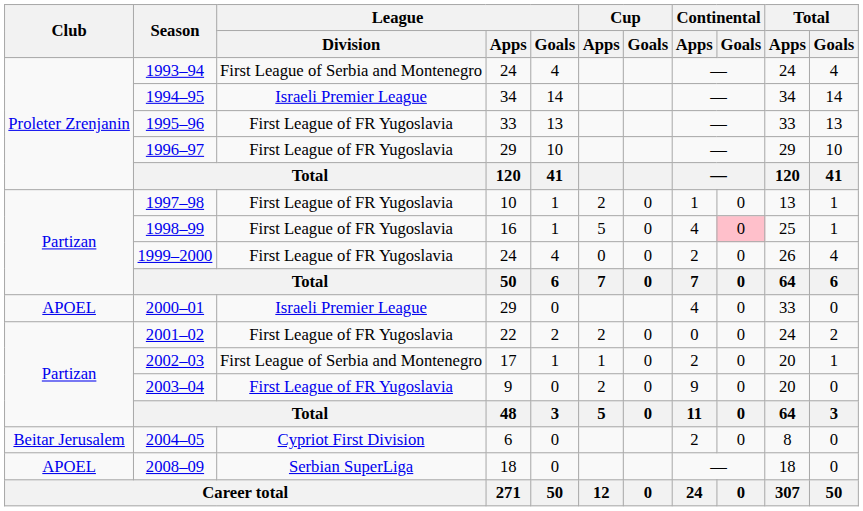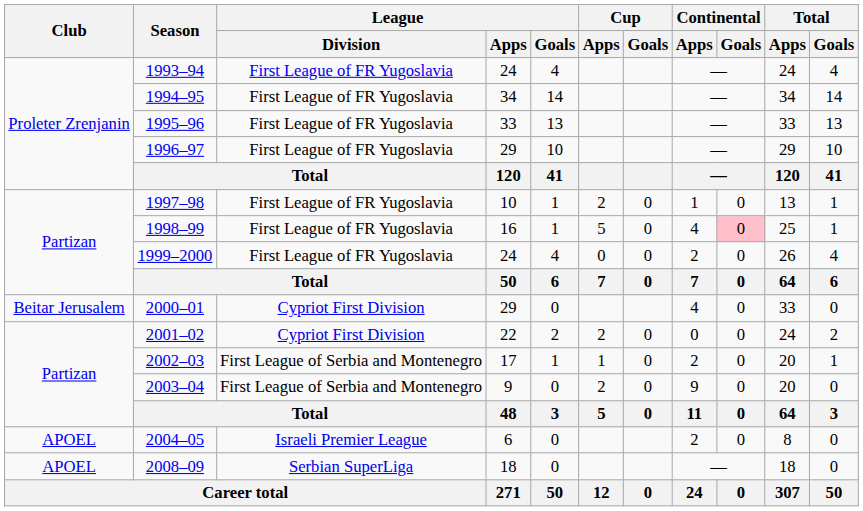(351, 70) First League of Serbia and Montenegro -> (351, 70) First League of FR Yugoslavia
(351, 96) Israeli Premier League -> (351, 96) First League of FR Yugoslavia
(69, 307) APOEL -> (69, 307) Beitar Jerusalem
(351, 307) Israeli Premier League -> (351, 307) Cypriot First Division
(351, 334) First League of FR Yugoslavia -> (351, 334) Cypriot First Division
(351, 387) First League of FR Yugoslavia -> (351, 387) First League of Serbia and Montenegro
(69, 439) Beitar Jerusalem -> (69, 439) APOEL
(351, 439) Cypriot First Division -> (351, 439) Israeli Premier League
